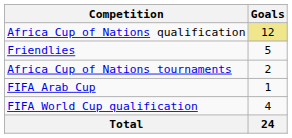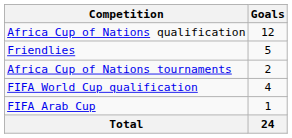(268, 32) khaki background -> (268, 32) no background
rows swapped: (102, 106) <-> (51, 87)
